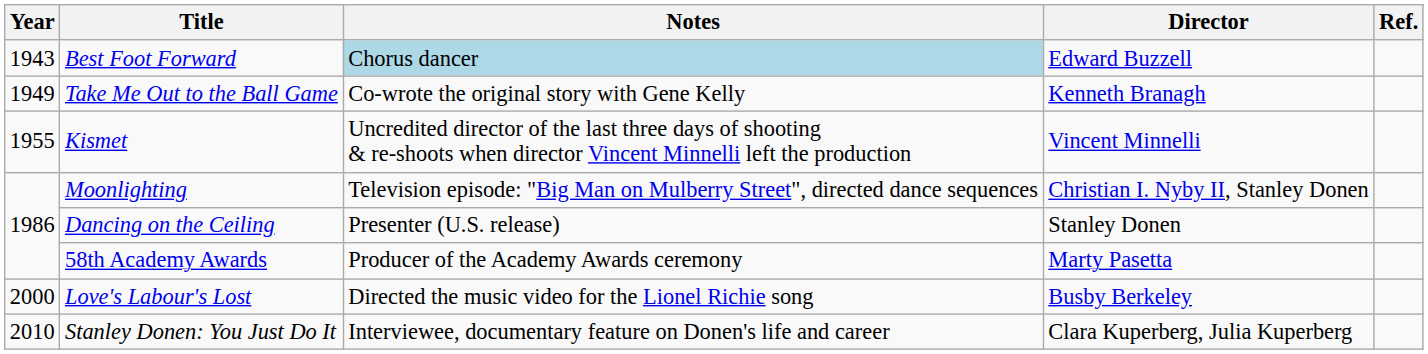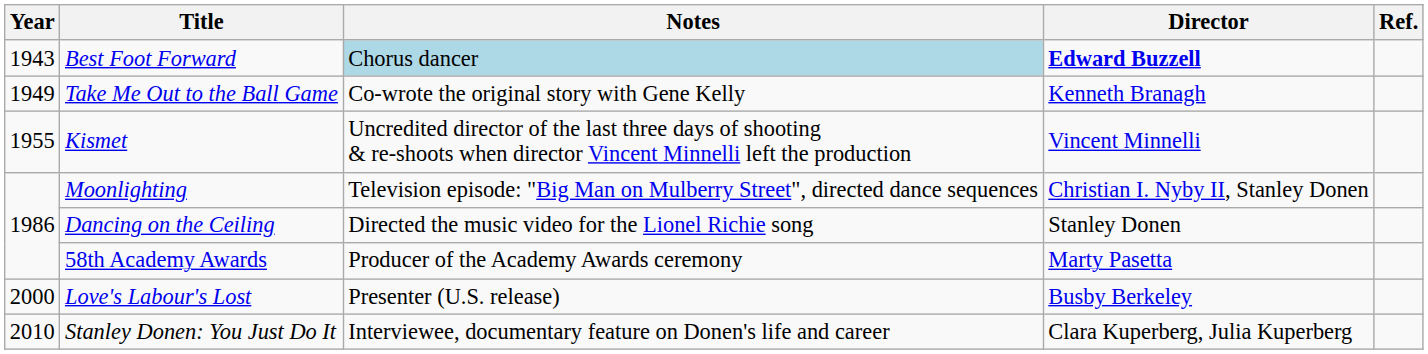(1120, 57) normal -> (1125, 57) bold
(454, 225) Presenter (U.S. release) -> (581, 225) Directed the music video for the Lionel Richie song
(581, 296) Directed the music video for the Lionel Richie song -> (454, 296) Presenter (U.S. release)
